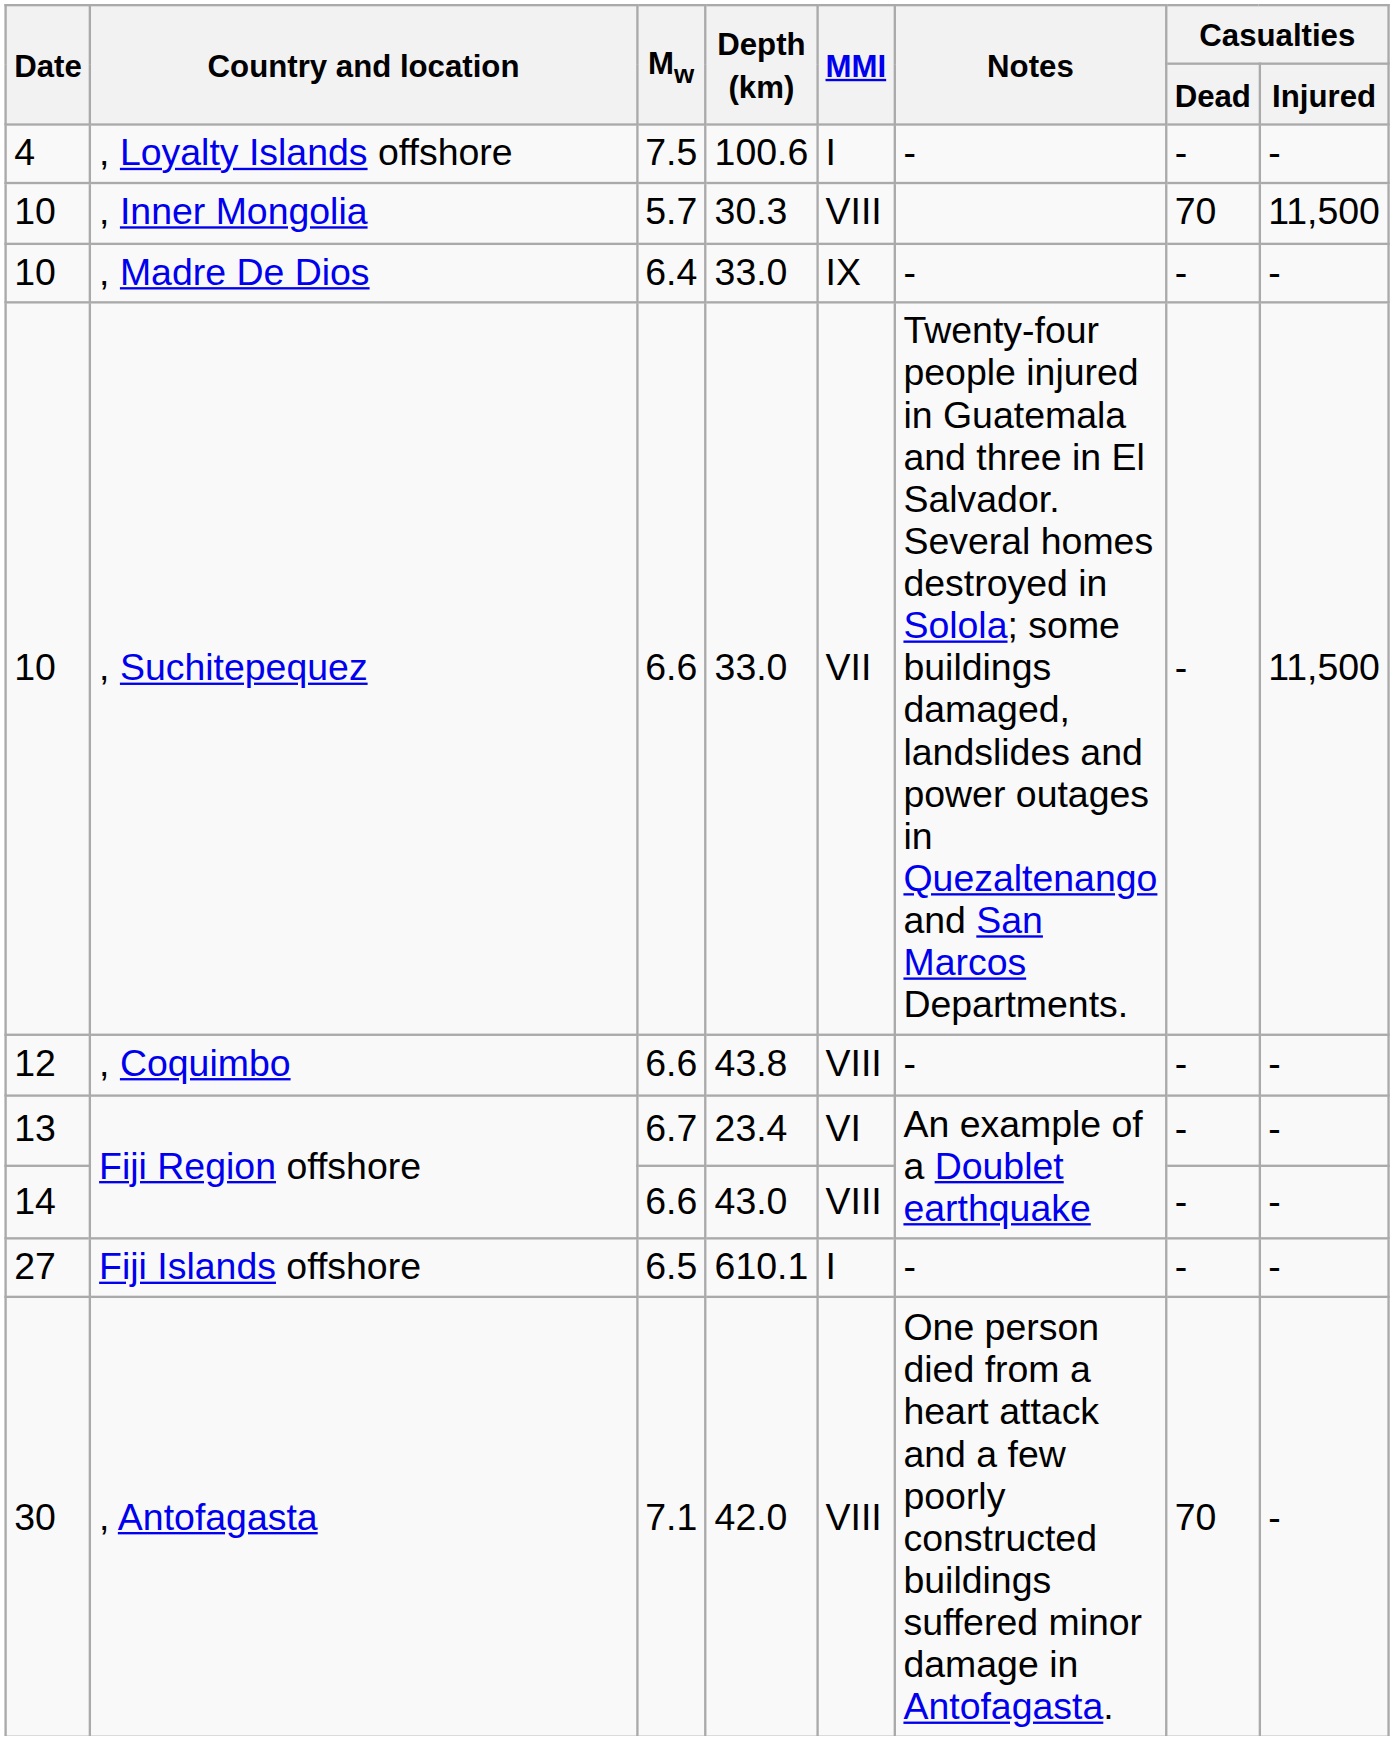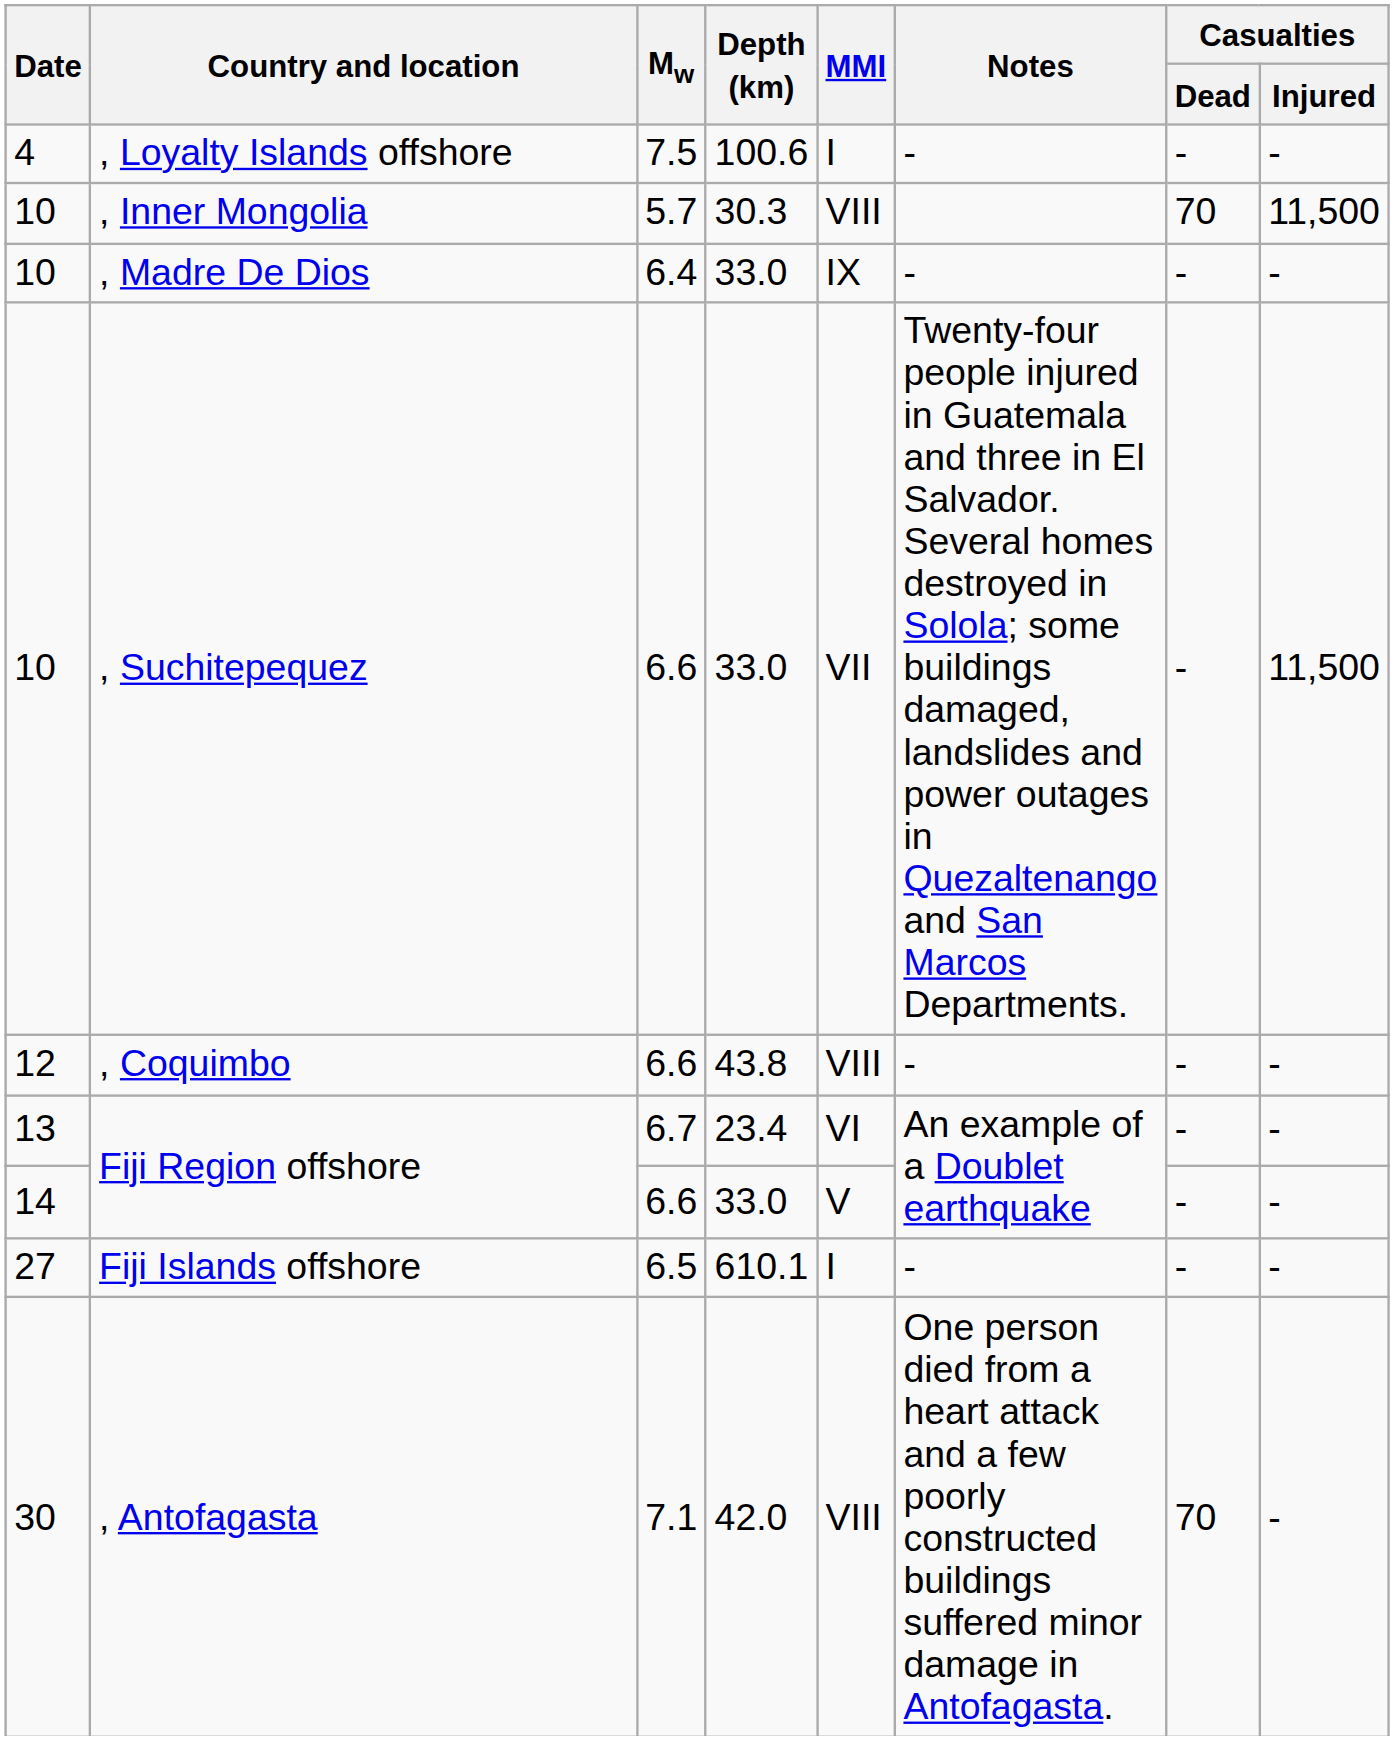(751, 1201) 43.0 -> (751, 1201) 33.0
(854, 1201) VIII -> (838, 1201) V
